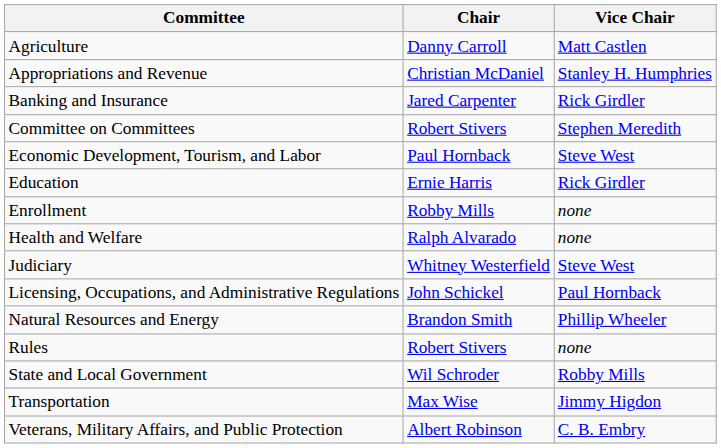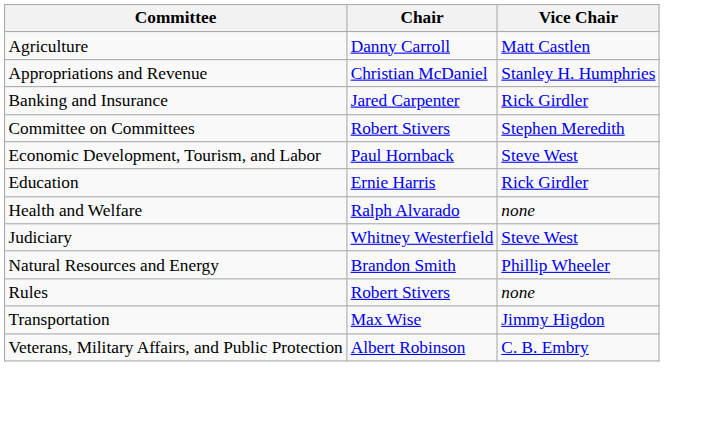- row: (47, 210)
- row: (204, 292)
- row: (108, 374)
